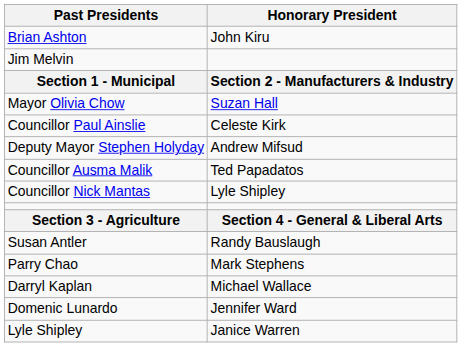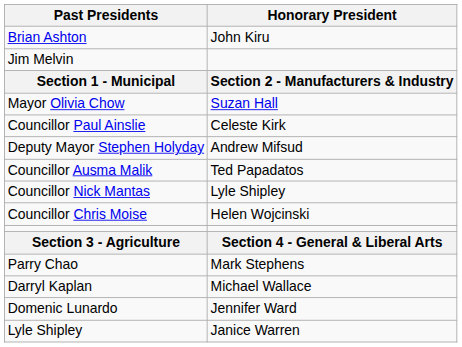+ row: (77, 214)
- row: (47, 242)
